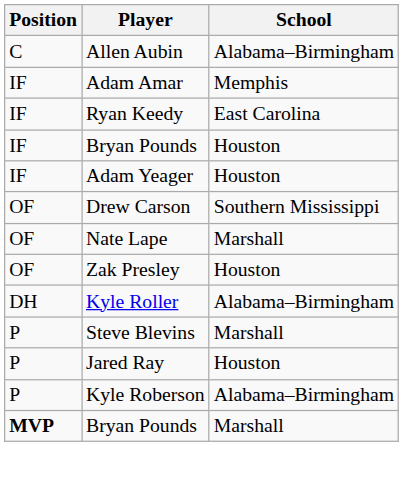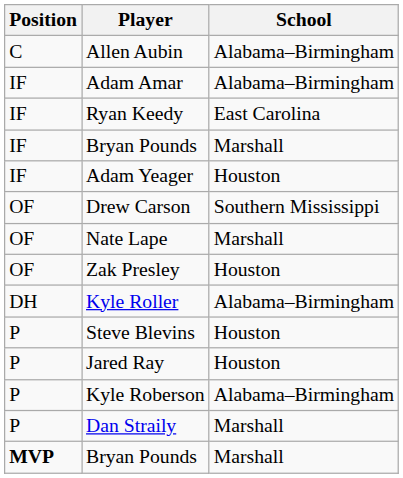(251, 82) Memphis -> (304, 82) Alabama–Birmingham
(247, 144) Houston -> (249, 144) Marshall
(249, 332) Marshall -> (247, 332) Houston
+ row: (15, 425)
